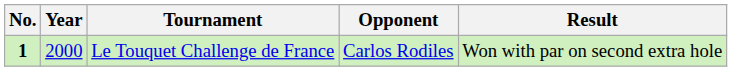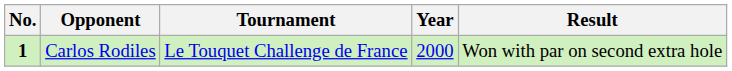columns swapped: (64, 20) <-> (398, 20)
